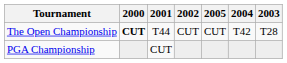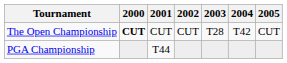columns swapped: (269, 13) <-> (215, 13)
(161, 31) T44 -> (161, 31) CUT
(161, 49) CUT -> (161, 49) T44
